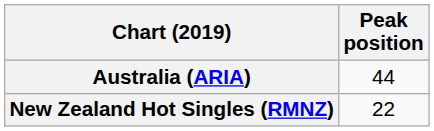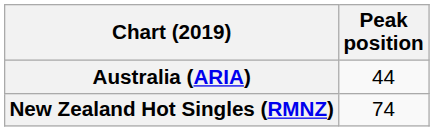(384, 109) 22 -> (384, 109) 74
